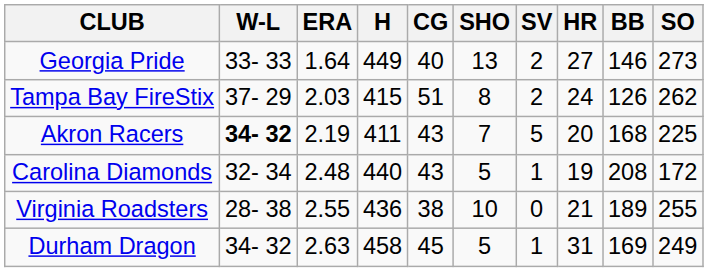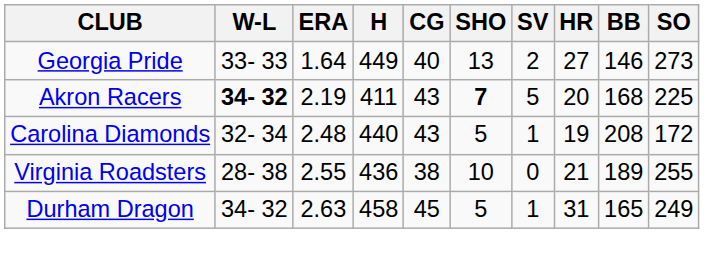- row: (112, 97)
(485, 135) normal -> (481, 97) bold
(628, 246) 169 -> (624, 209) 165
